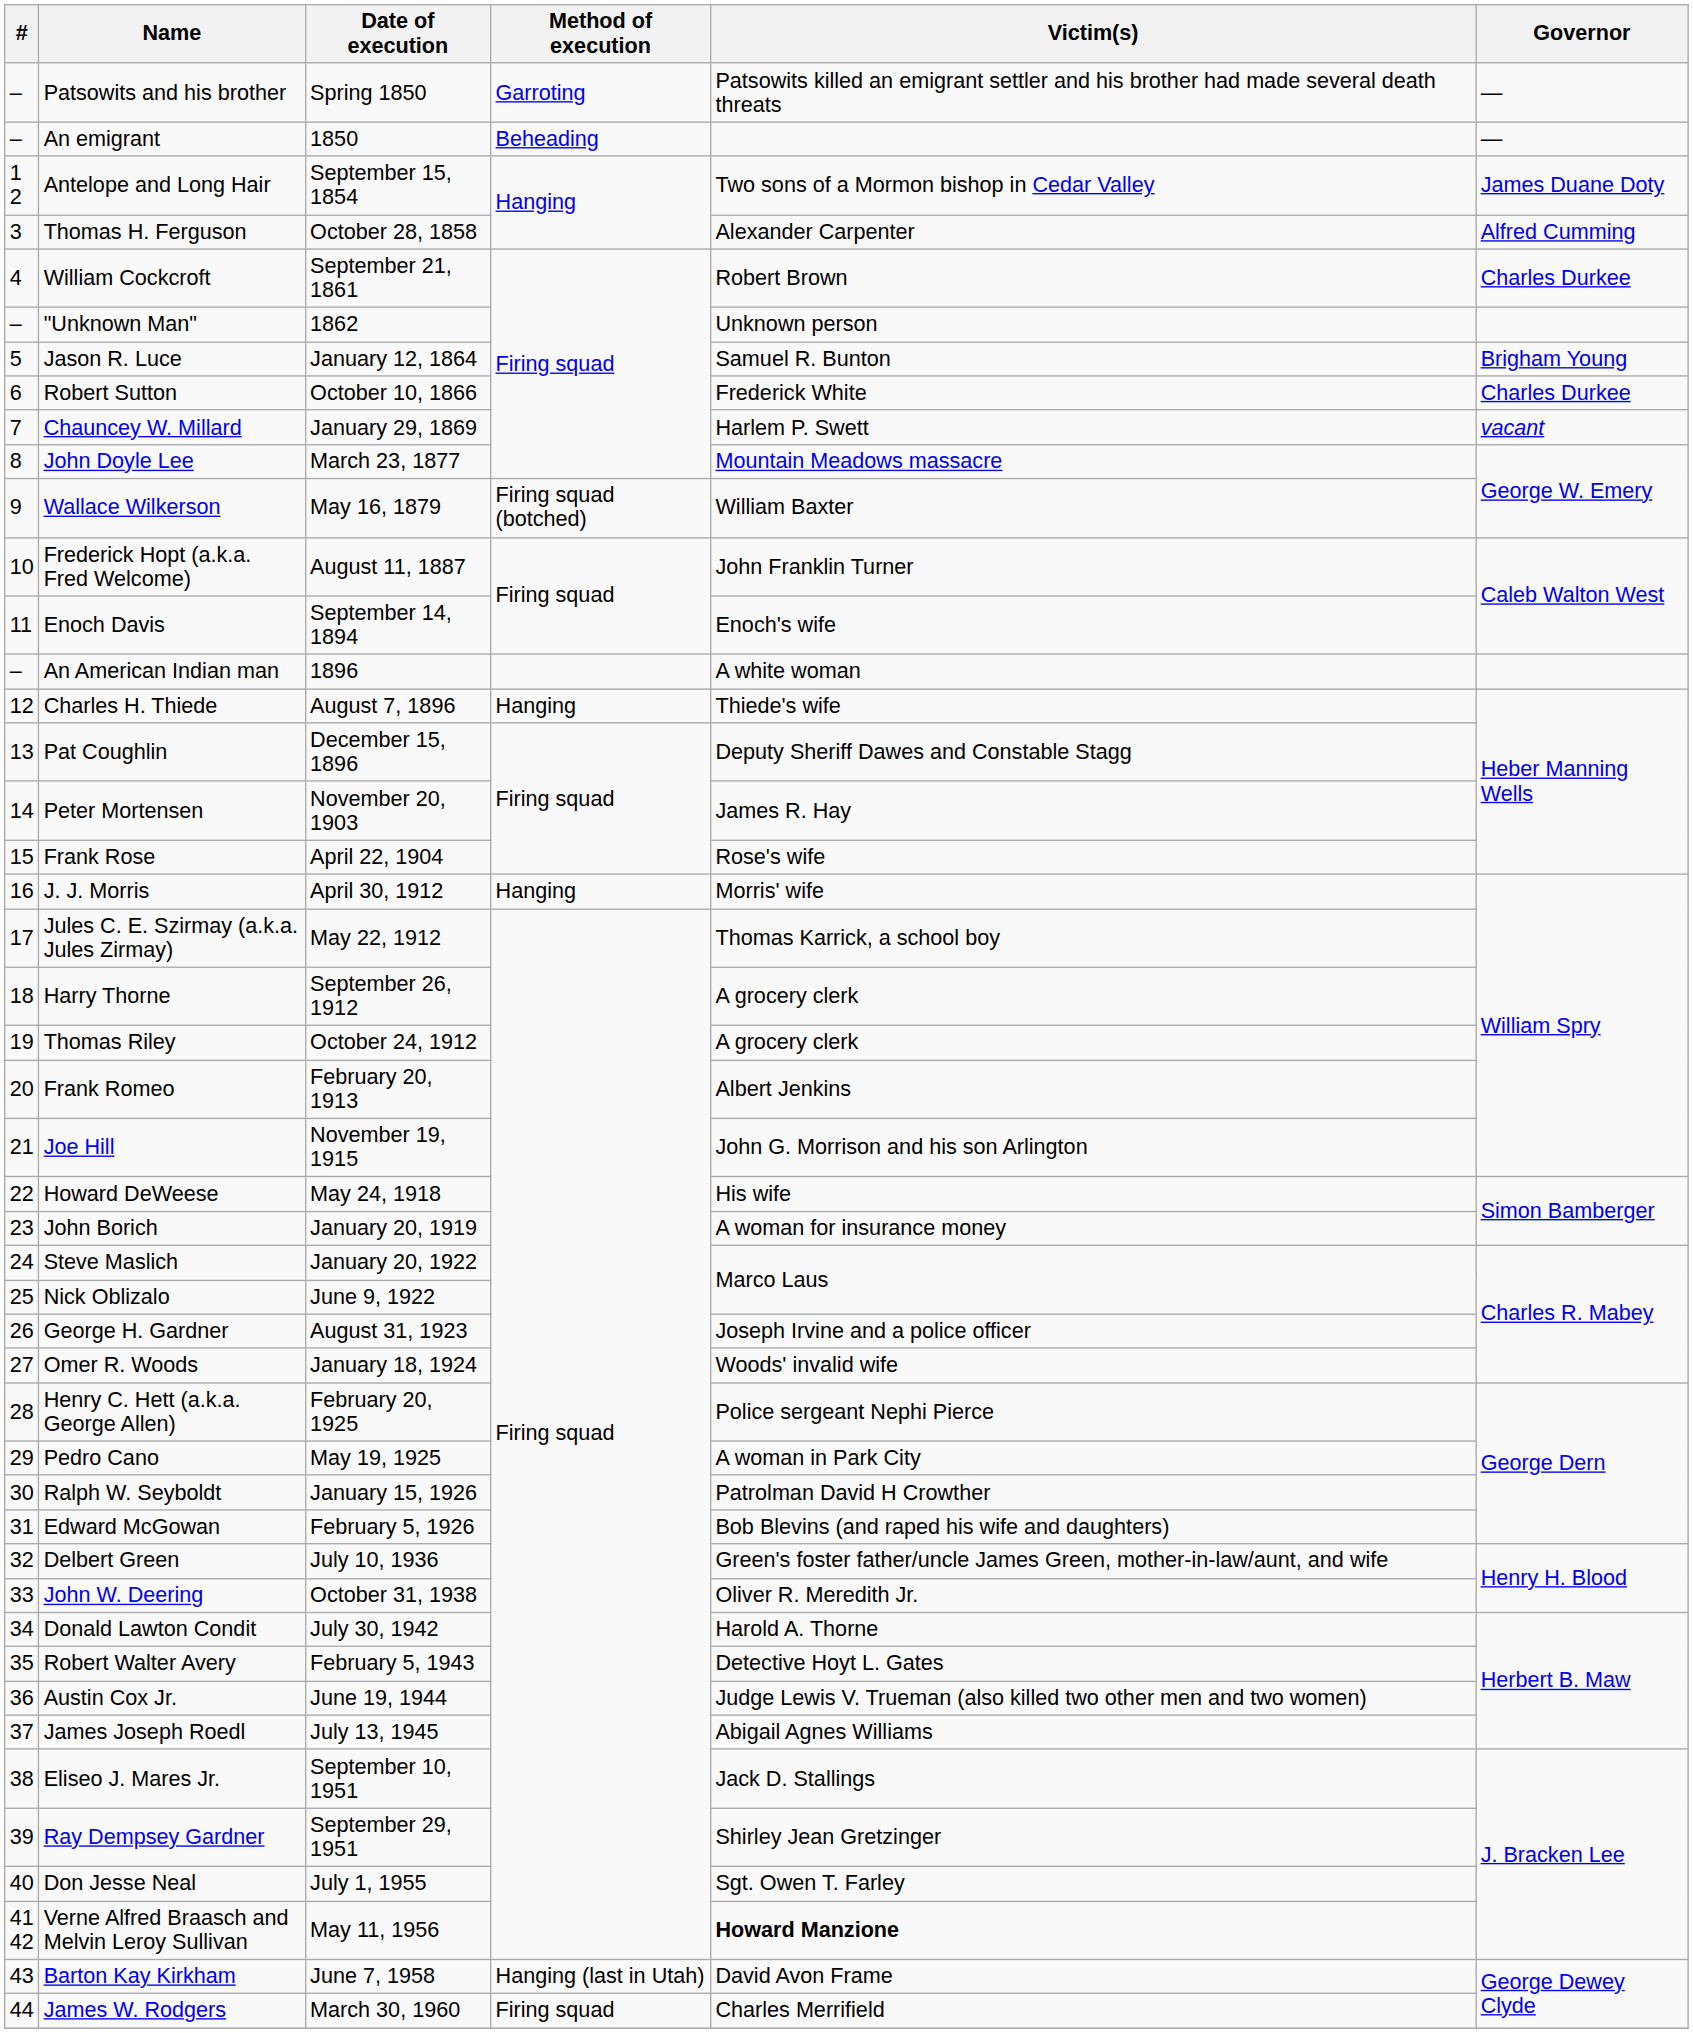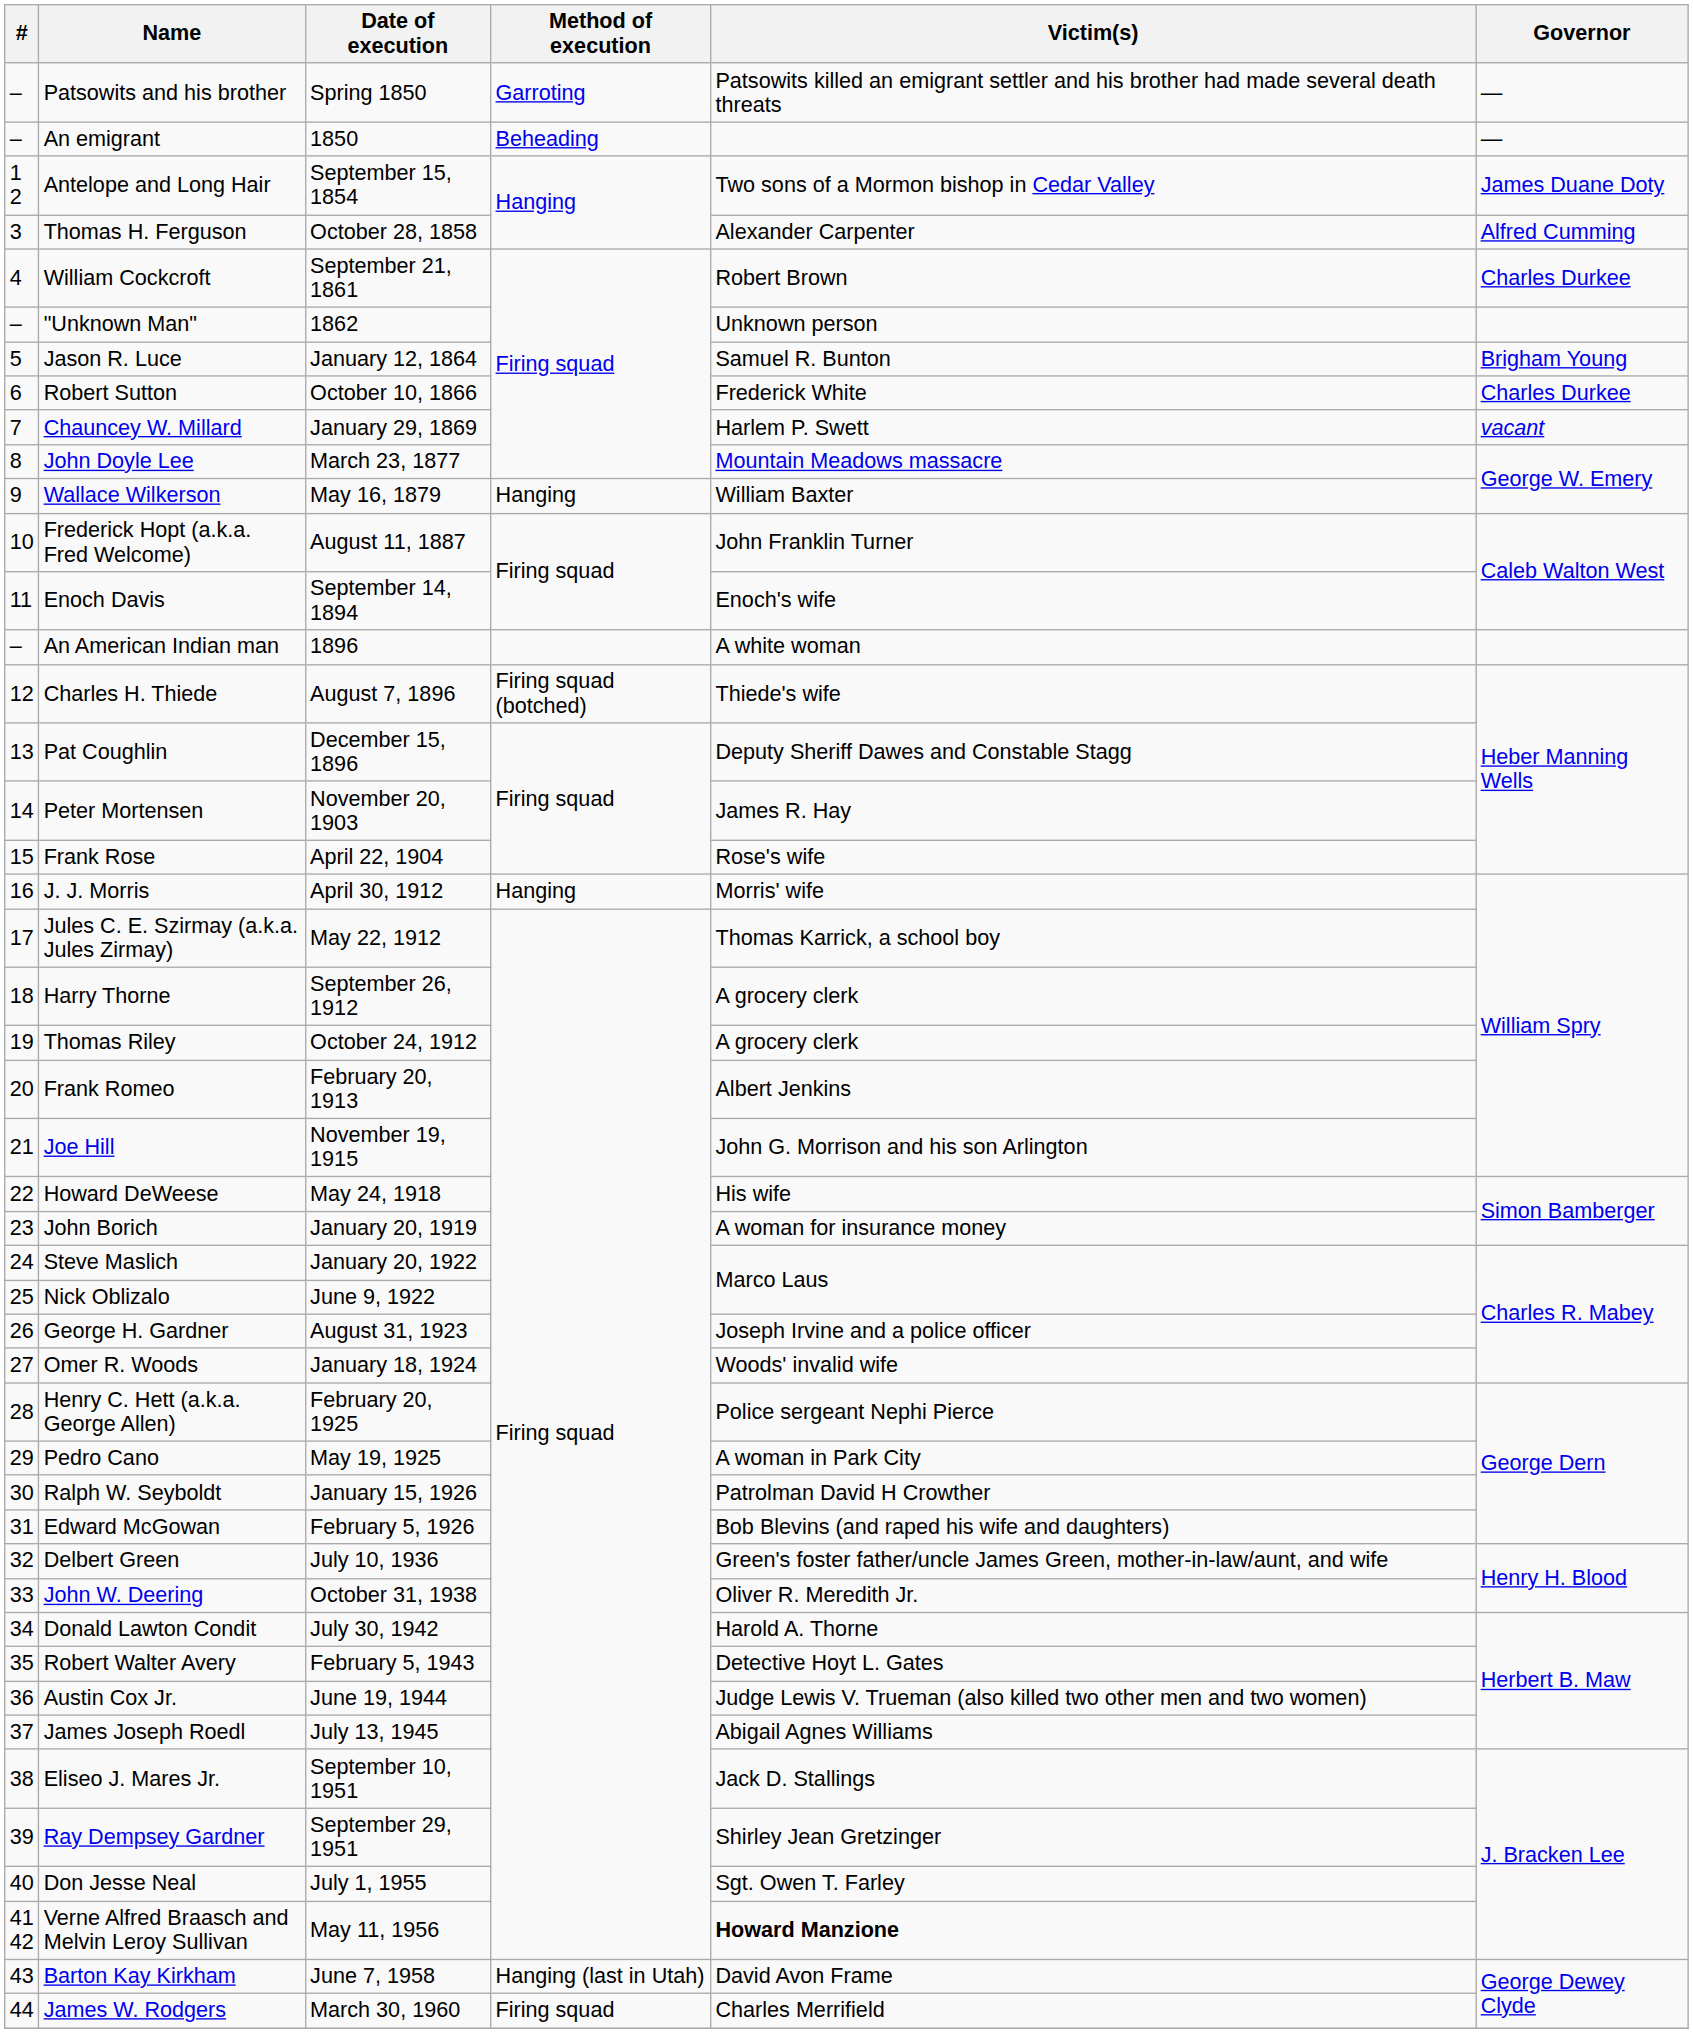(555, 507) Firing squad (botched) -> (536, 495) Hanging
(536, 705) Hanging -> (555, 693) Firing squad (botched)
